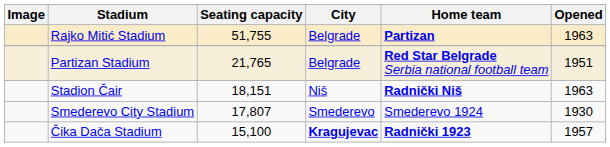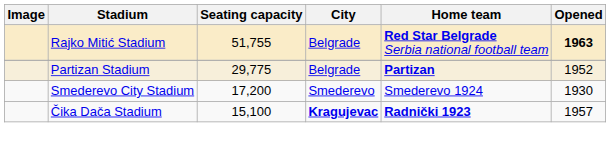(409, 35) Partizan -> (466, 42) Red Star Belgrade Serbia national football team
(579, 35) normal -> (579, 42) bold
(251, 63) 21,765 -> (251, 70) 29,775
(466, 63) Red Star Belgrade Serbia national football team -> (409, 70) Partizan
(579, 63) 1951 -> (579, 70) 1952
- row: (86, 91)
(251, 111) 17,807 -> (251, 91) 17,200
